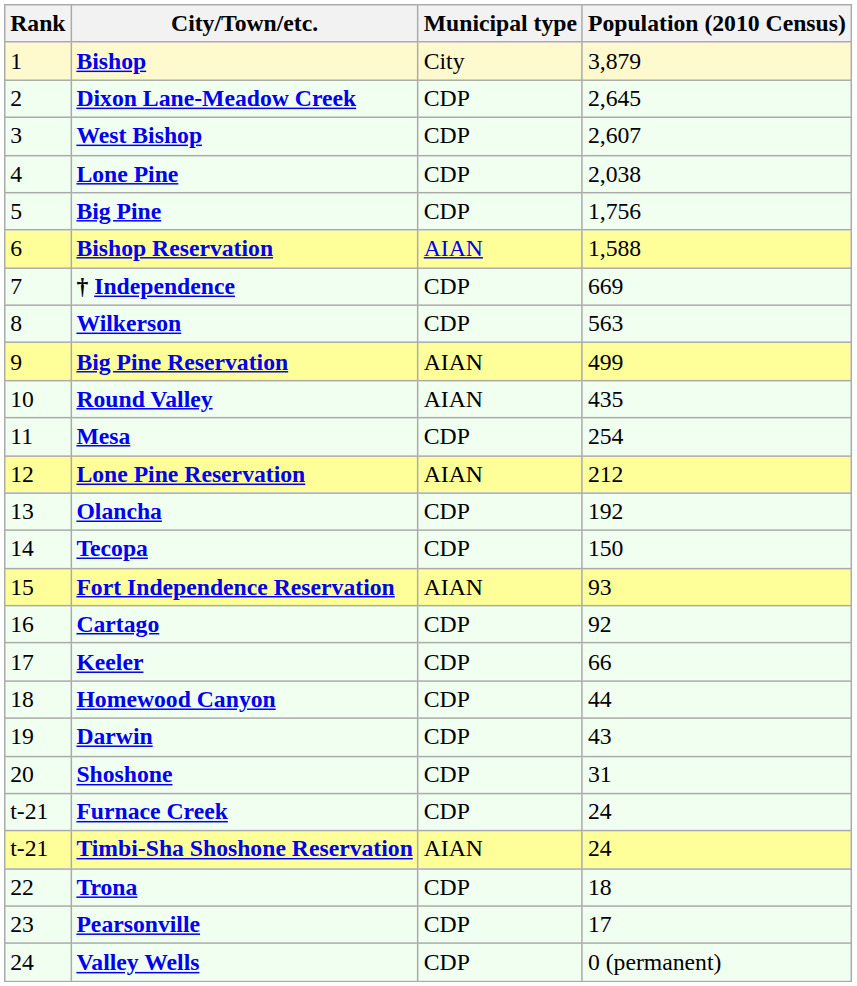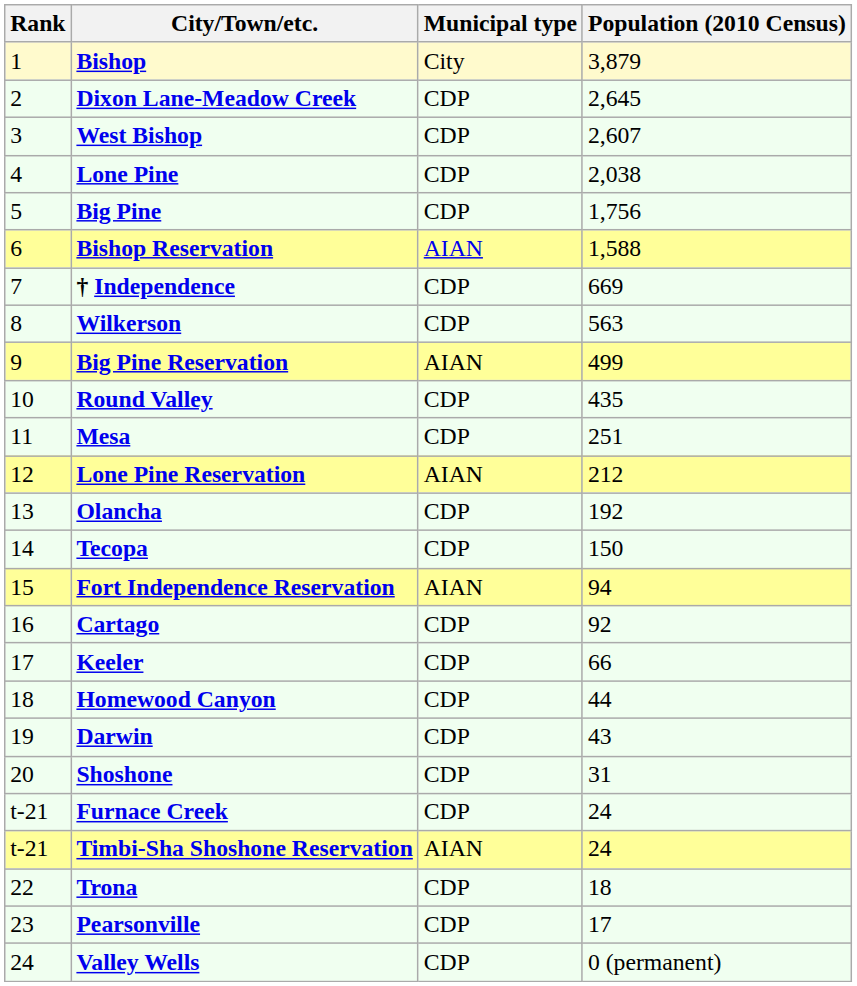(453, 398) AIAN -> (447, 398) CDP
(606, 436) 254 -> (606, 436) 251
(600, 586) 93 -> (600, 586) 94
